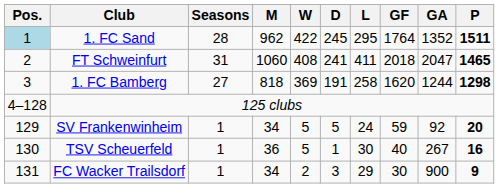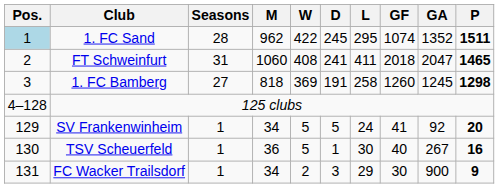(399, 37) 1764 -> (399, 37) 1074
(399, 82) 1620 -> (399, 82) 1260
(437, 82) 1244 -> (437, 82) 1245
(399, 127) 59 -> (399, 127) 41
